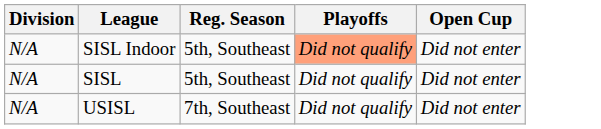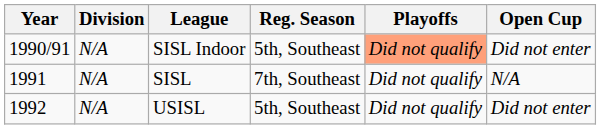+ column: (40, 19)
(237, 78) 5th, Southeast -> (307, 78) 7th, Southeast
(471, 78) Did not enter -> (505, 78) N/A
(237, 108) 7th, Southeast -> (307, 108) 5th, Southeast
